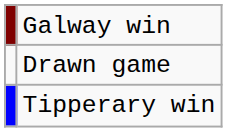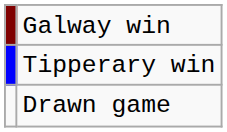rows swapped: (119, 106) <-> (97, 65)
